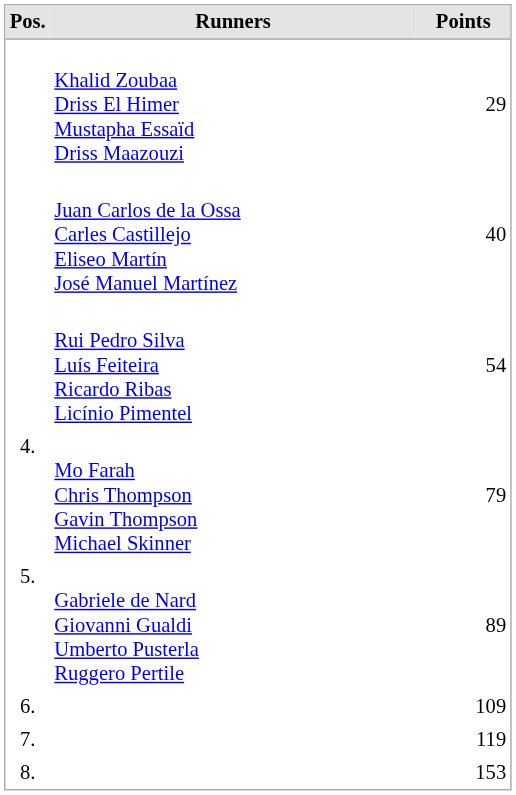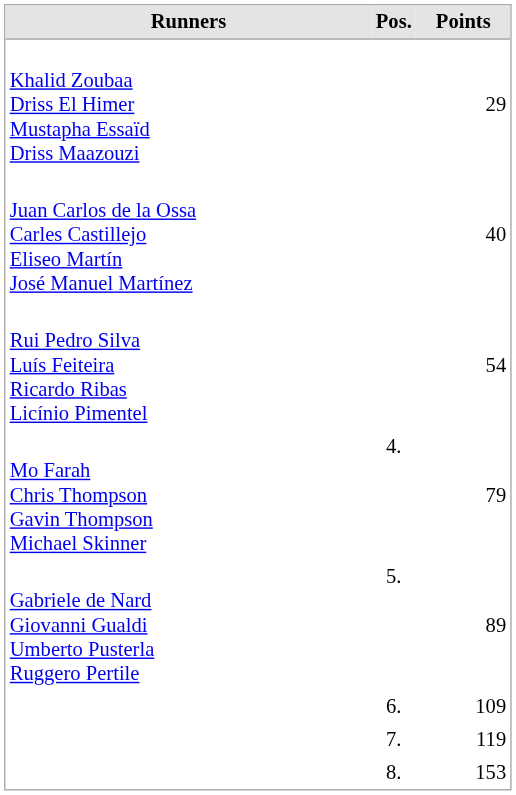columns swapped: (28, 21) <-> (233, 21)
